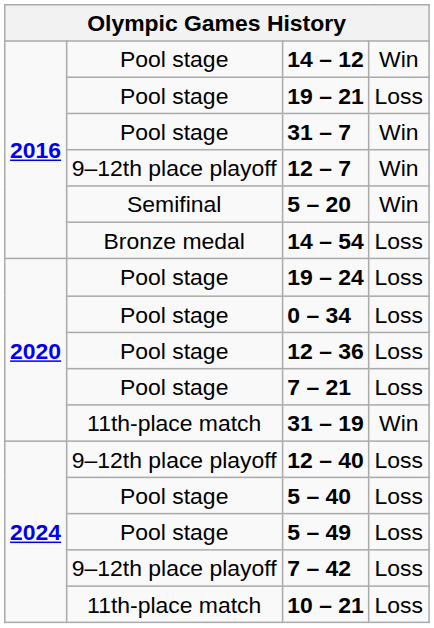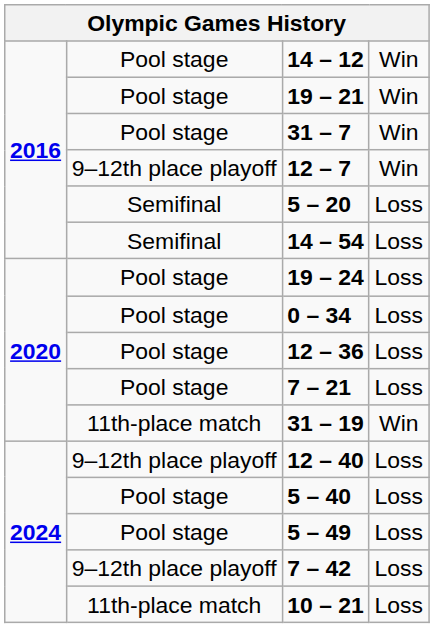(399, 96) Loss -> (399, 96) Win
(399, 205) Win -> (399, 205) Loss
(174, 241) Bronze medal -> (174, 241) Semifinal
